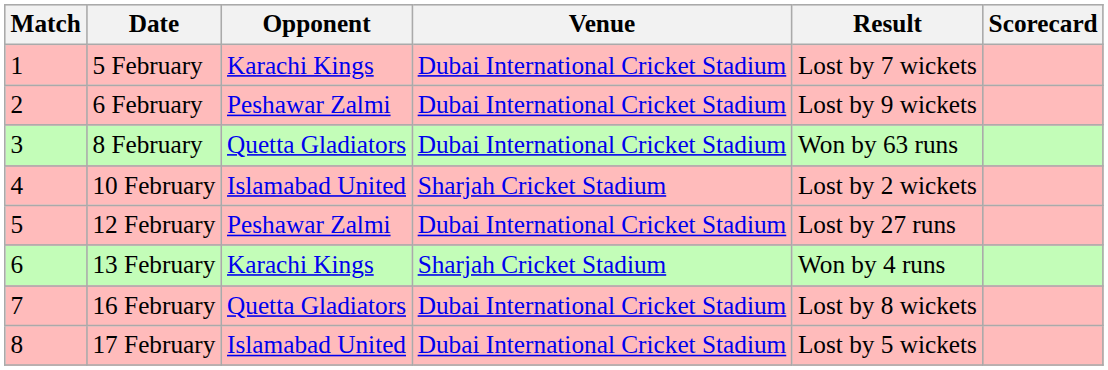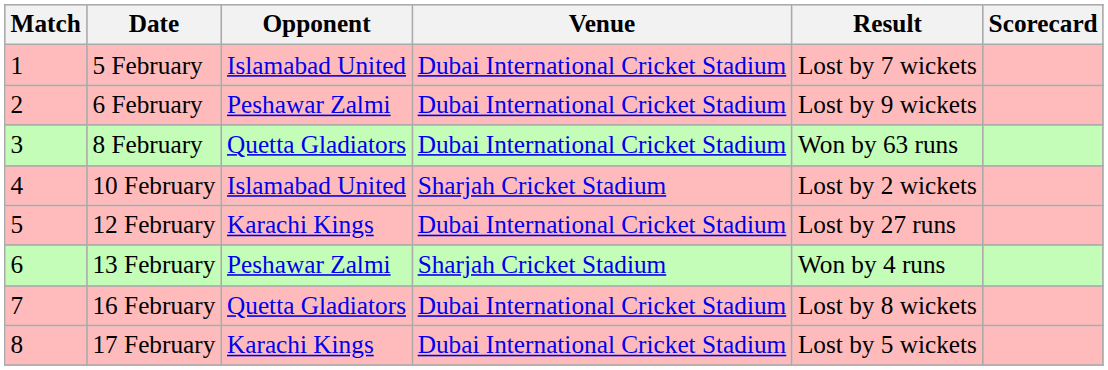(300, 64) Karachi Kings -> (317, 64) Islamabad United
(309, 225) Peshawar Zalmi -> (300, 225) Karachi Kings
(300, 265) Karachi Kings -> (309, 265) Peshawar Zalmi
(317, 345) Islamabad United -> (300, 345) Karachi Kings
